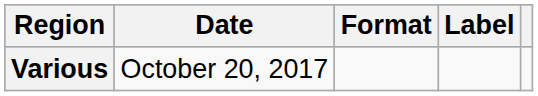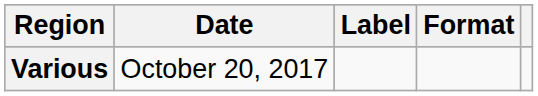columns swapped: (386, 25) <-> (479, 25)
